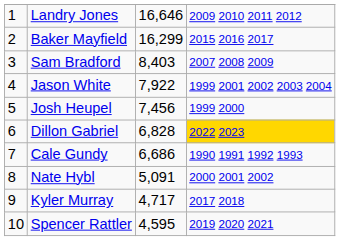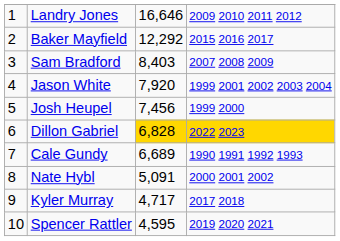(161, 39) 16,299 -> (161, 39) 12,292
(157, 85) 7,922 -> (157, 85) 7,920
(157, 131) no background -> (157, 131) gold background
(157, 154) 6,686 -> (157, 154) 6,689
